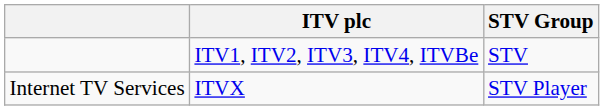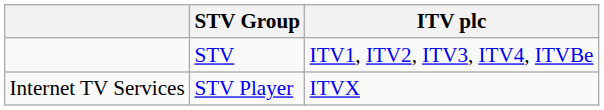columns swapped: (336, 21) <-> (541, 21)
